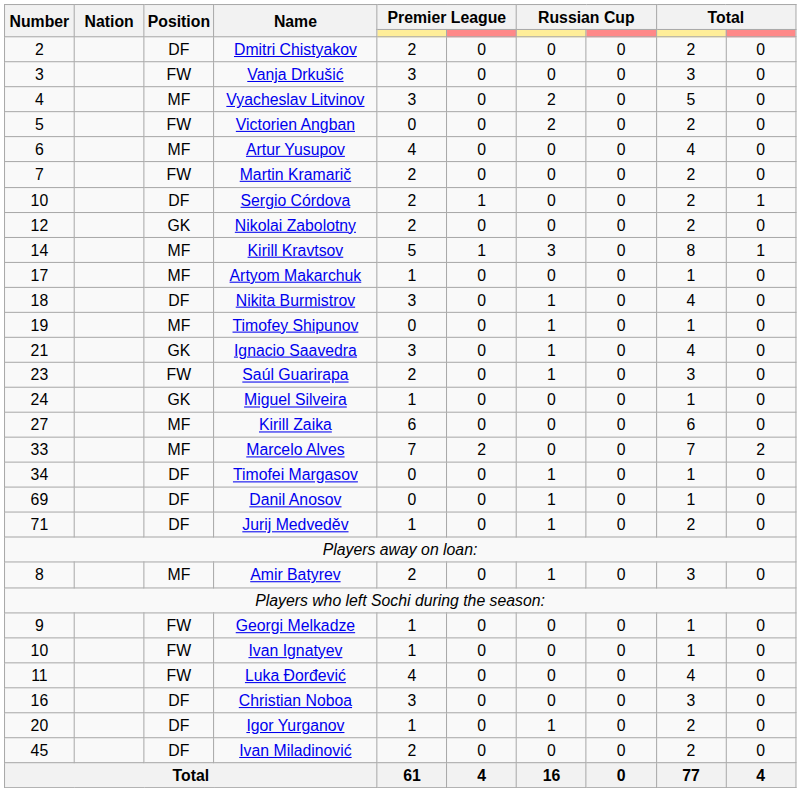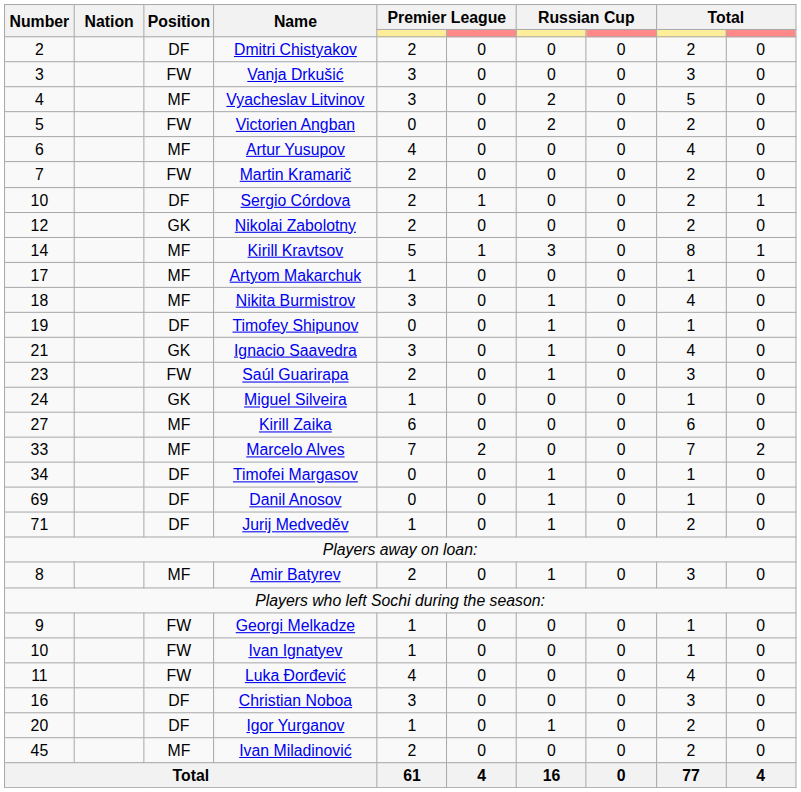(179, 300) DF -> (179, 300) MF
(179, 325) MF -> (179, 325) DF
(179, 750) DF -> (179, 750) MF
